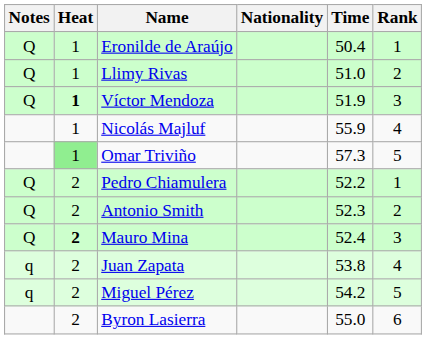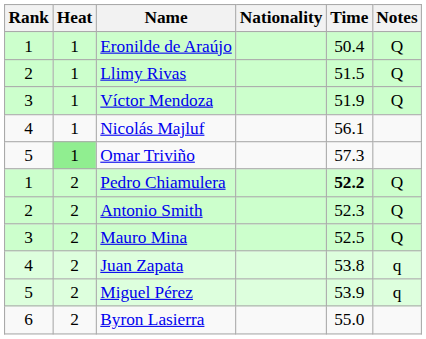columns swapped: (397, 18) <-> (29, 18)
(350, 73) 51.0 -> (349, 73) 51.5
(76, 100) bold -> (75, 100) normal
(350, 127) 55.9 -> (349, 127) 56.1
(350, 182) normal -> (349, 182) bold
(76, 237) bold -> (75, 237) normal
(350, 237) 52.4 -> (349, 237) 52.5
(350, 292) 54.2 -> (349, 292) 53.9
